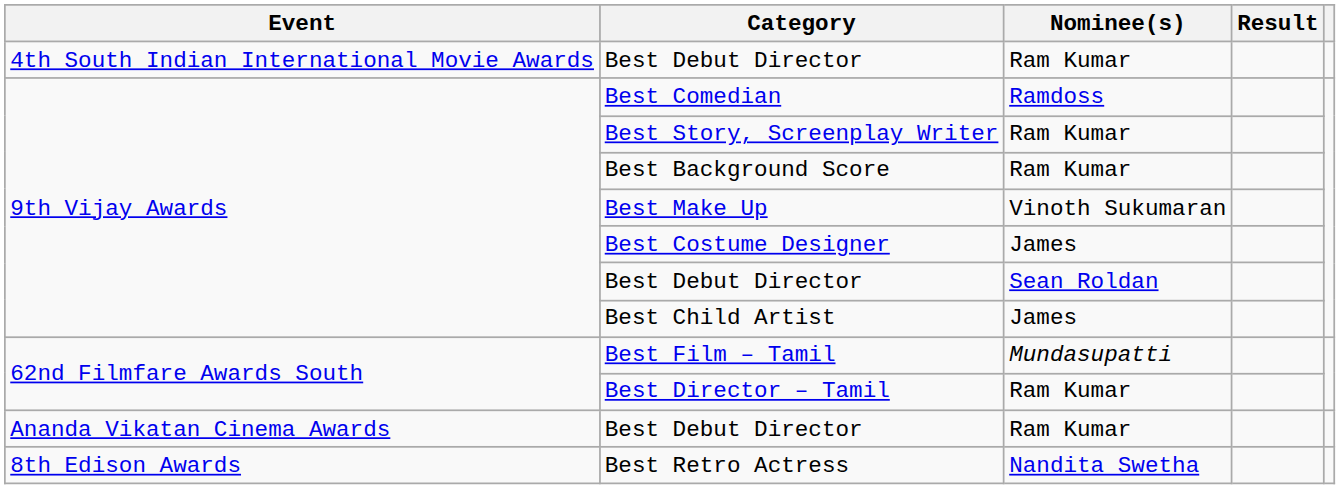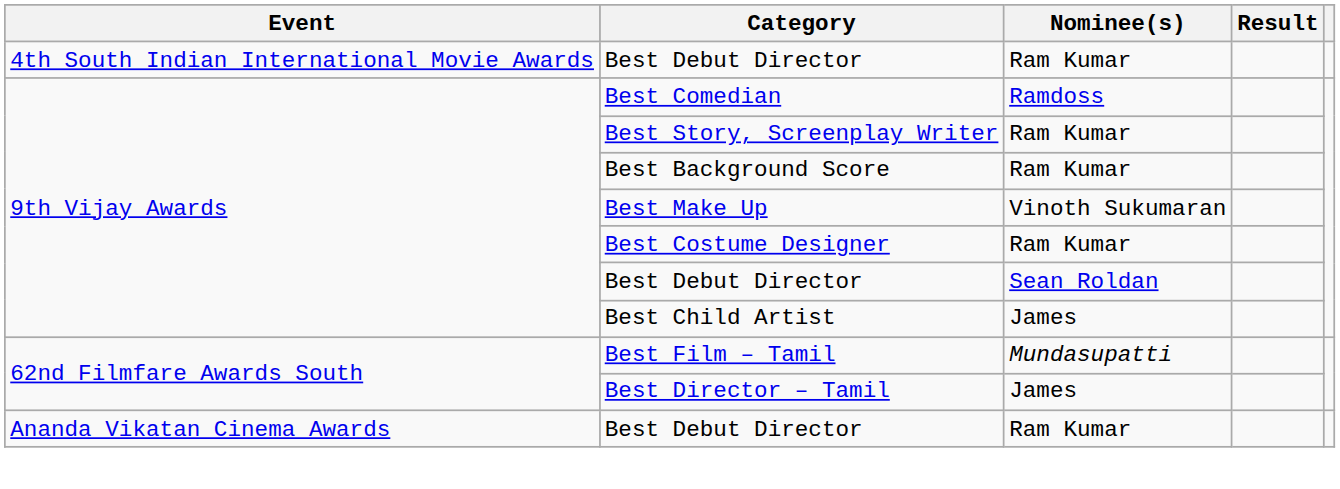(1043, 245) James -> (1070, 245) Ram Kumar
(1070, 392) Ram Kumar -> (1043, 392) James
- row: (126, 466)
